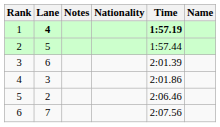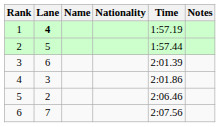columns swapped: (200, 12) <-> (77, 12)
(166, 29) bold -> (167, 29) normal
